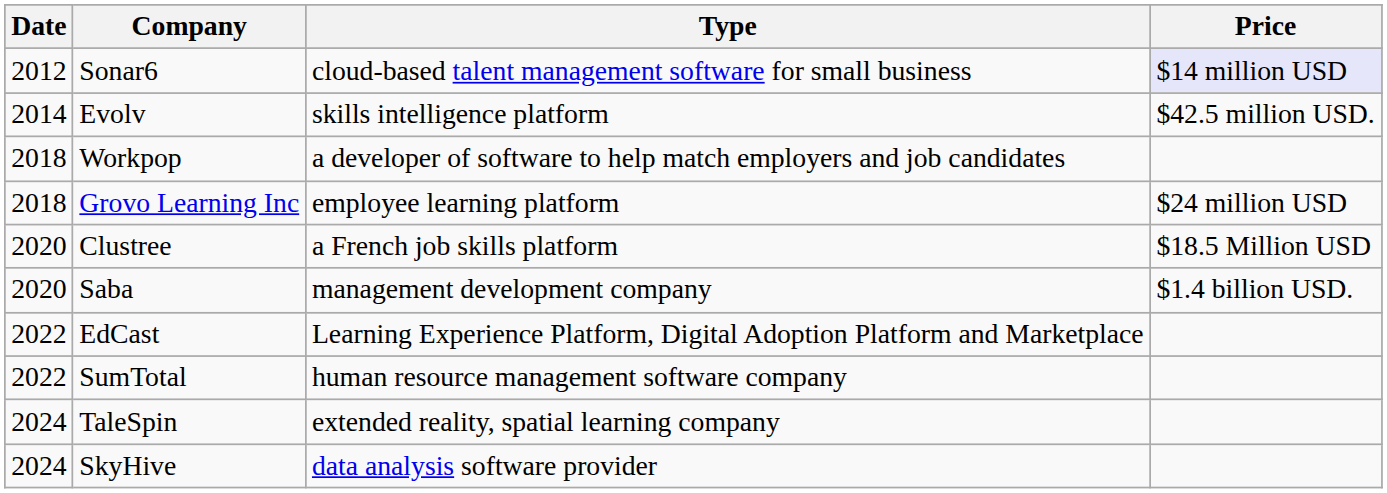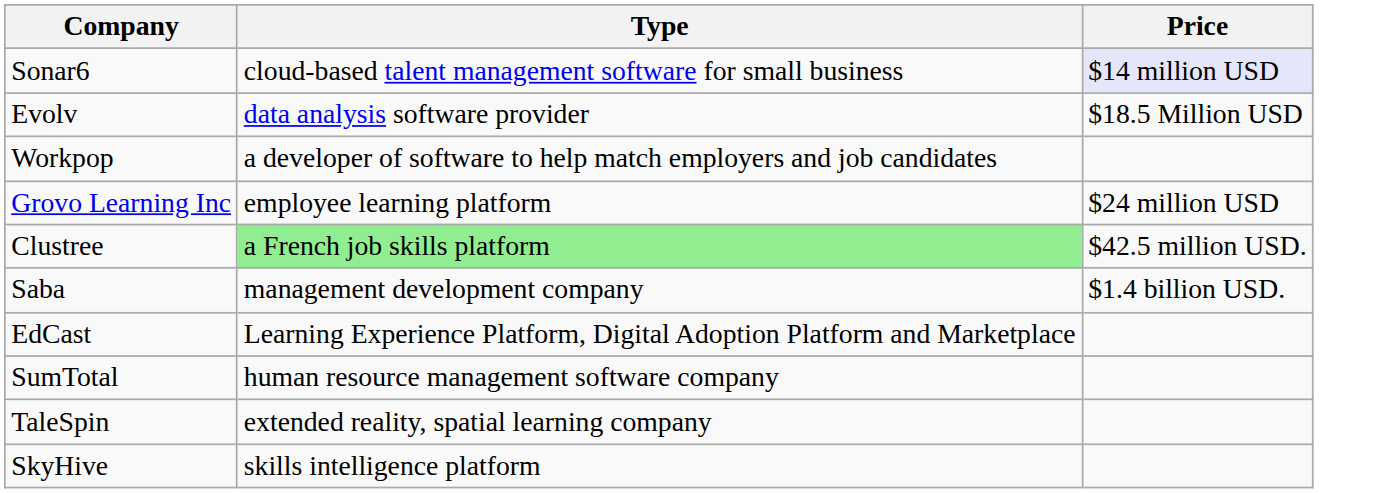- column: (39, 26)
(460, 114) skills intelligence platform -> (416, 114) data analysis software provider
(1266, 114) $42.5 million USD. -> (1196, 114) $18.5 Million USD
(465, 245) no background -> (397, 245) lightgreen background
(1264, 245) $18.5 Million USD -> (1197, 245) $42.5 million USD.
(485, 465) data analysis software provider -> (392, 465) skills intelligence platform
